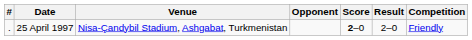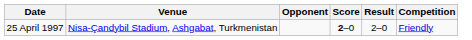- column: (9, 12)
